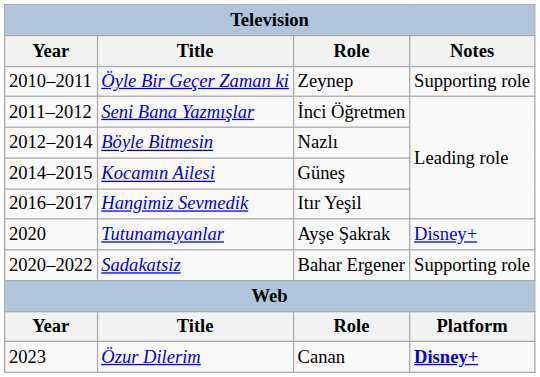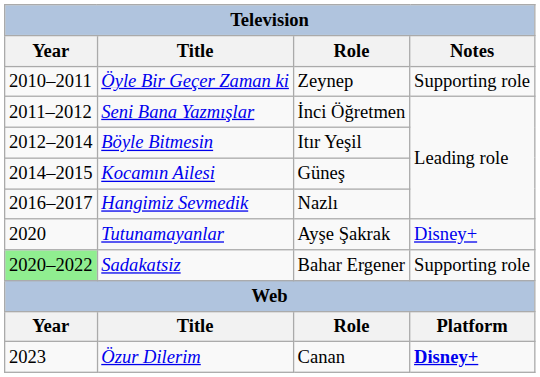(318, 142) Nazlı -> (330, 142) Itır Yeşil
(330, 204) Itır Yeşil -> (318, 204) Nazlı
(51, 265) no background -> (51, 265) lightgreen background
